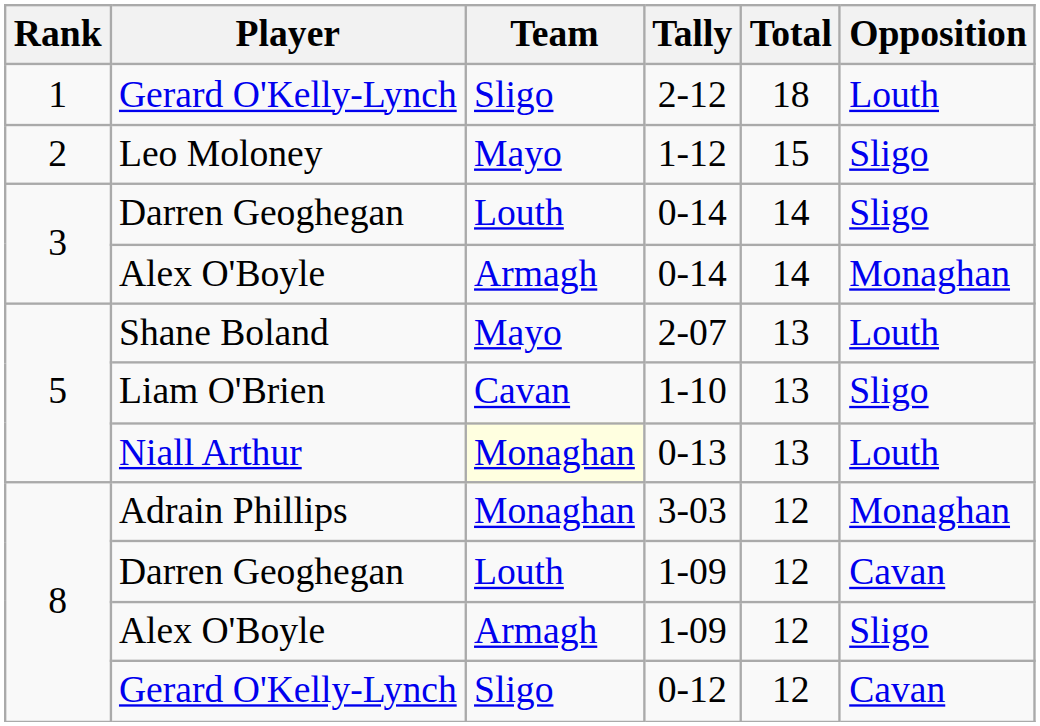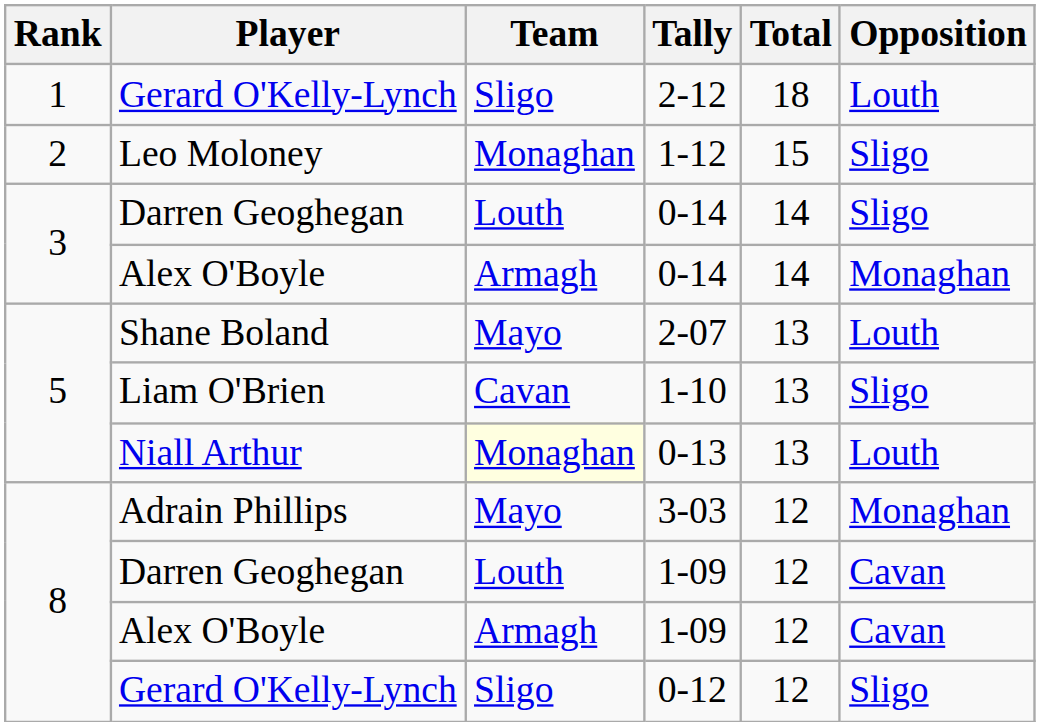(518, 153) Mayo -> (554, 153) Monaghan
(554, 511) Monaghan -> (518, 511) Mayo
(889, 630) Sligo -> (897, 630) Cavan
(897, 690) Cavan -> (889, 690) Sligo
